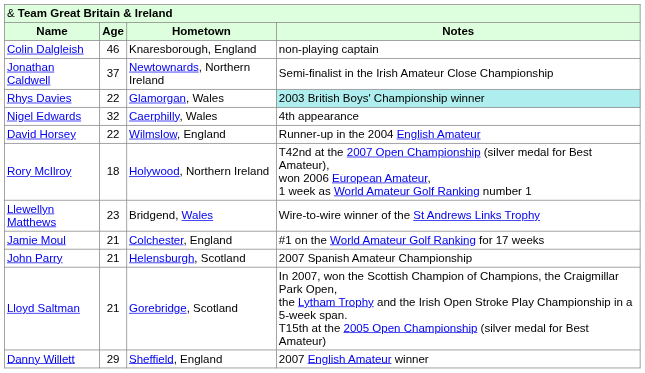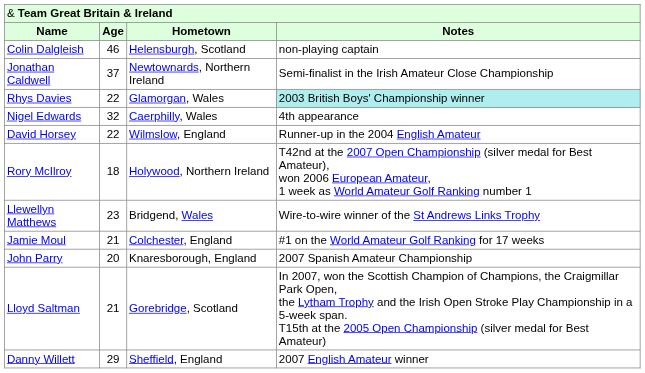(193, 49) Knaresborough, England -> (187, 49) Helensburgh, Scotland
(113, 258) 21 -> (113, 258) 20
(187, 258) Helensburgh, Scotland -> (193, 258) Knaresborough, England
